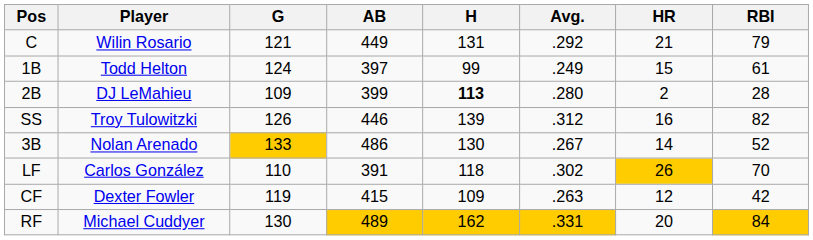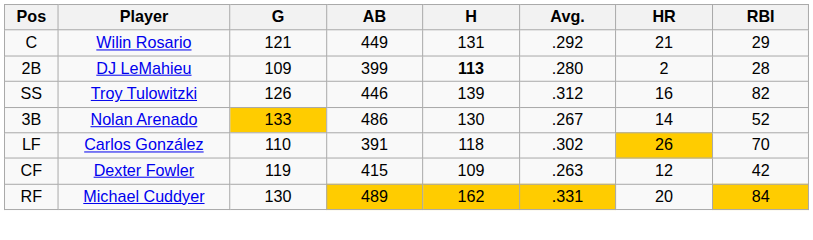(761, 42) 79 -> (761, 42) 29
- row: (31, 68)
